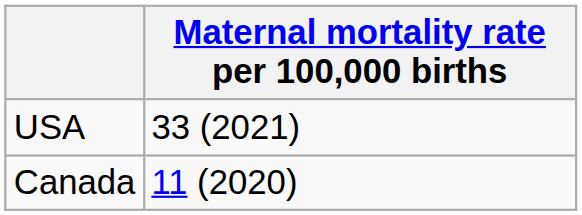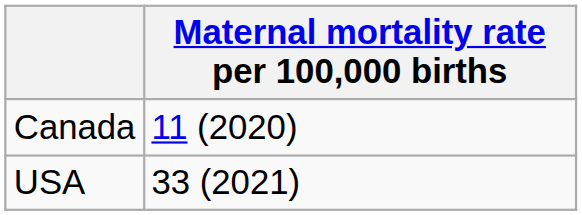rows swapped: (75, 181) <-> (50, 126)
